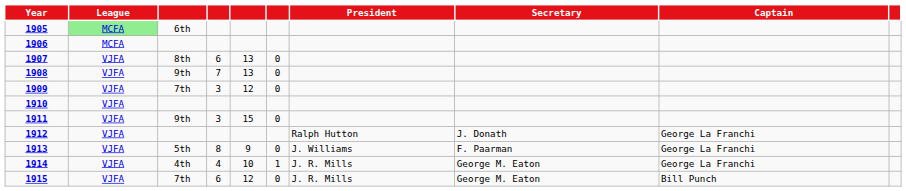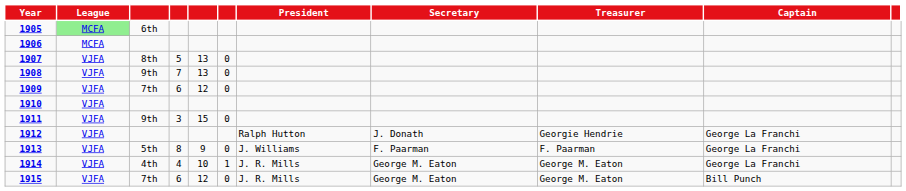+ column: (620, 13)
(218, 58) 6 -> (179, 58) 5
(218, 89) 3 -> (179, 89) 6
